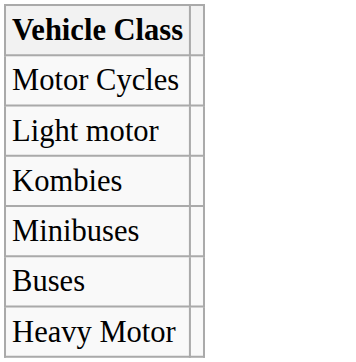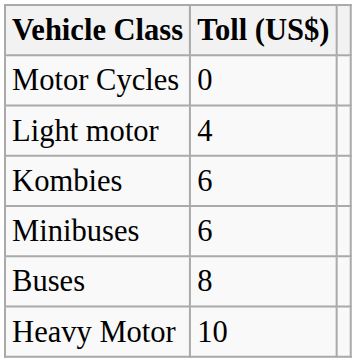+ column: (263, 29)
